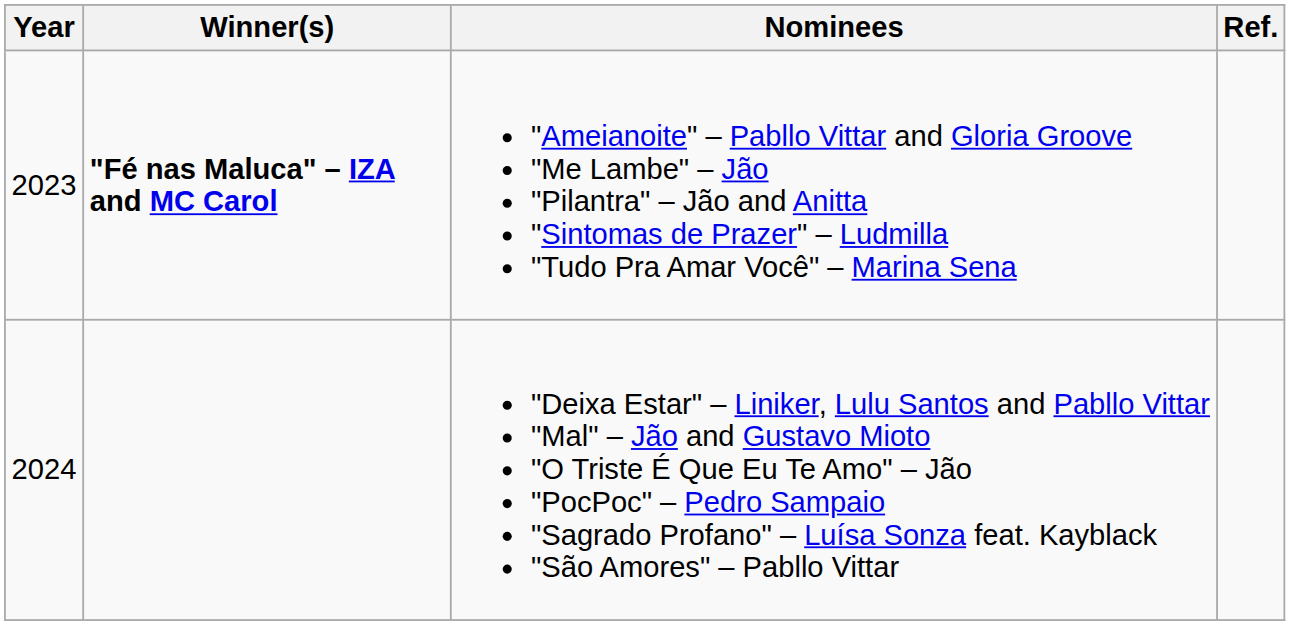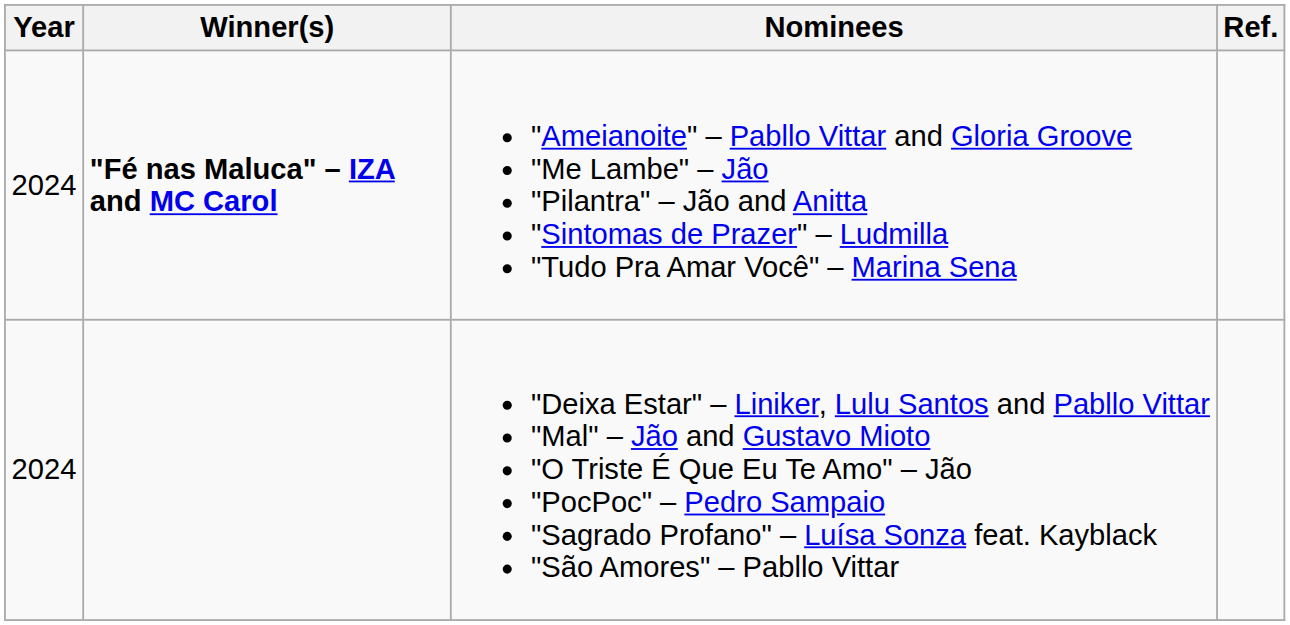(44, 184) 2023 -> (44, 184) 2024
